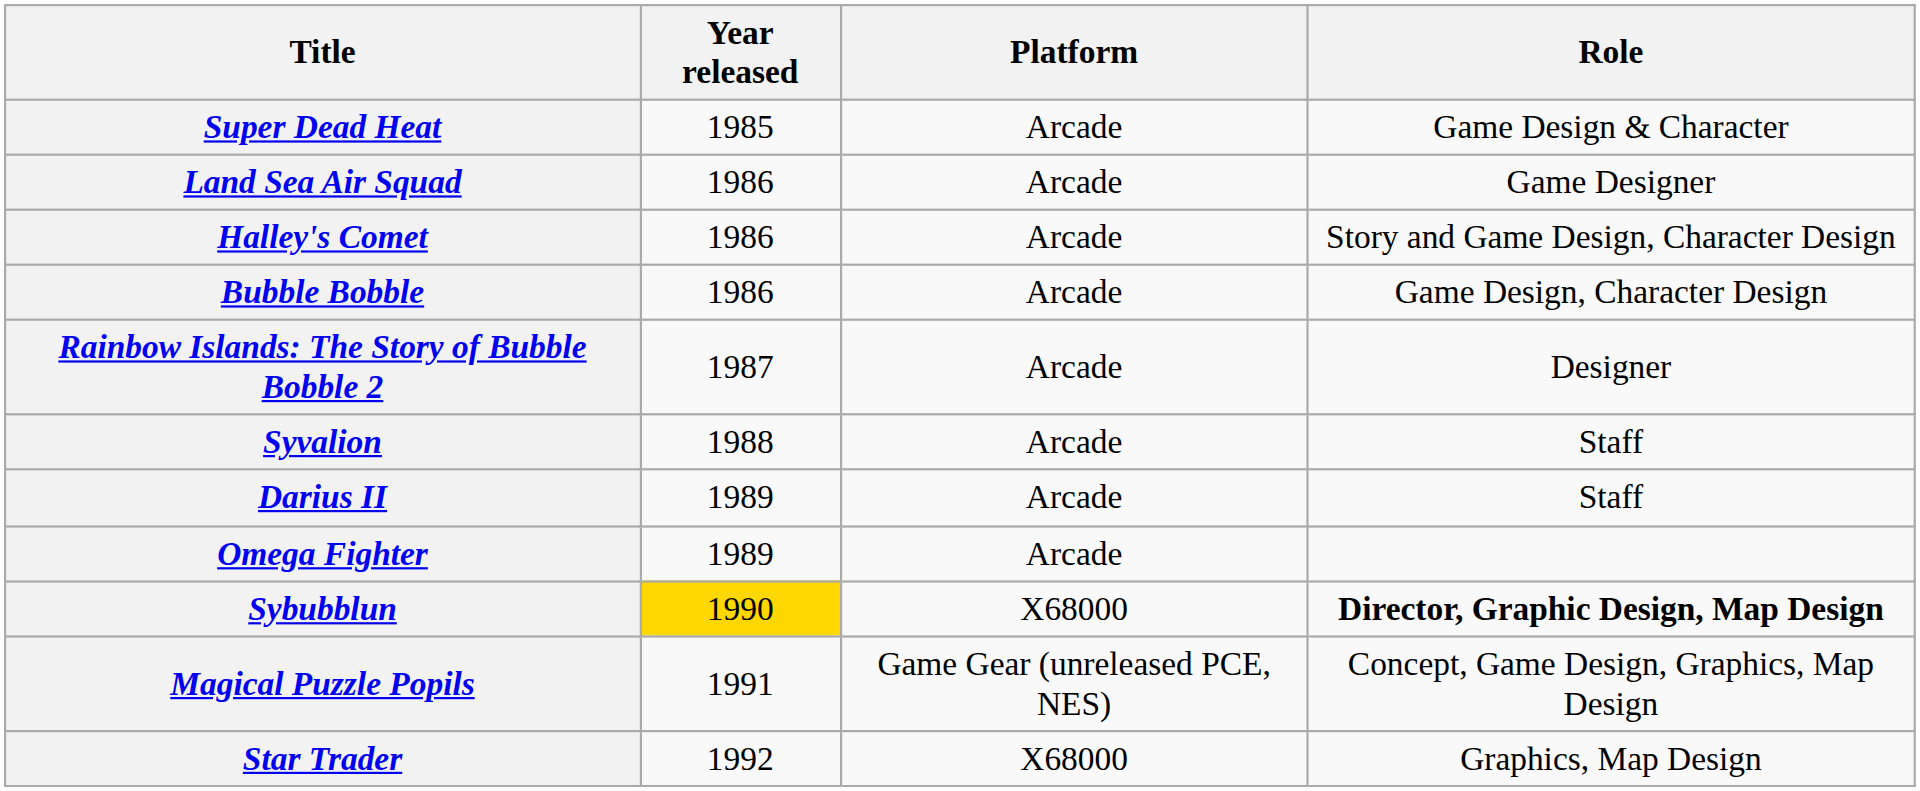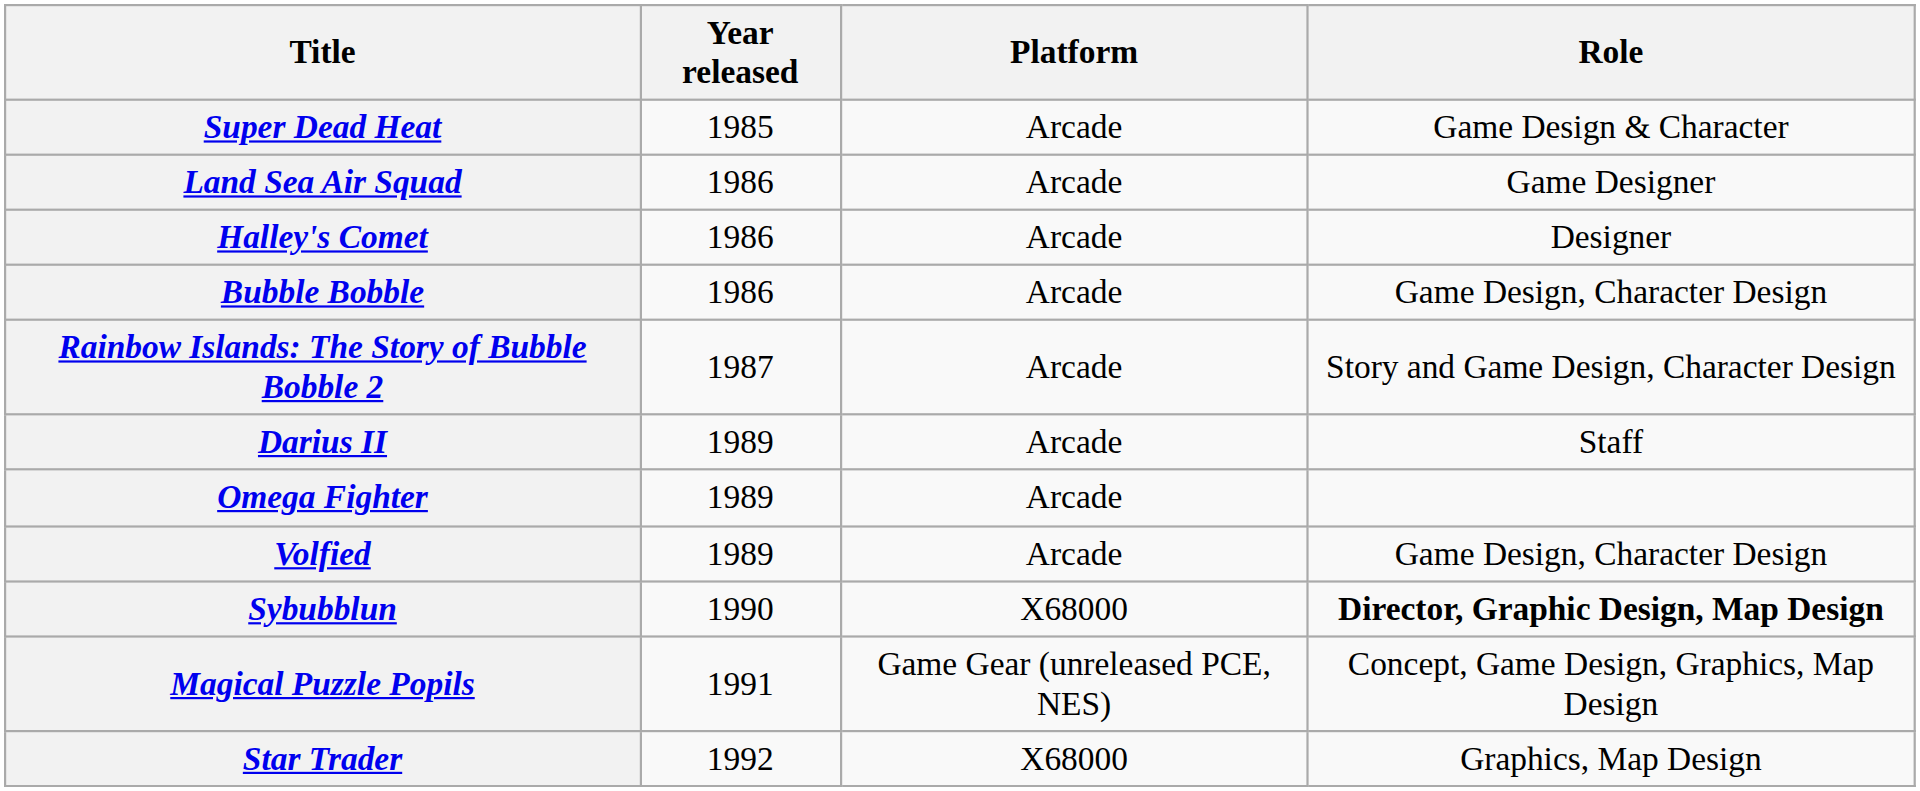(1611, 237) Story and Game Design, Character Design -> (1611, 237) Designer
(1611, 367) Designer -> (1611, 367) Story and Game Design, Character Design
- row: (323, 442)
+ row: (323, 552)
(740, 607) gold background -> (740, 607) no background
